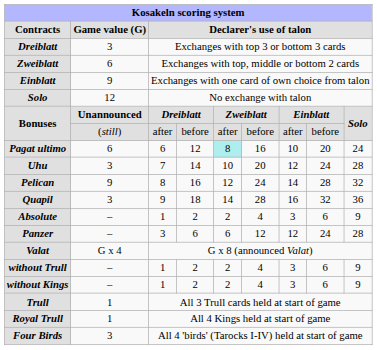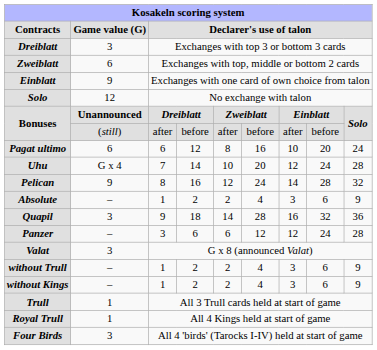(228, 149) paleturquoise background -> (228, 149) no background
(110, 166) 3 -> (110, 166) G x 4
rows swapped: (38, 200) <-> (38, 217)
(110, 251) G x 4 -> (110, 251) 3
